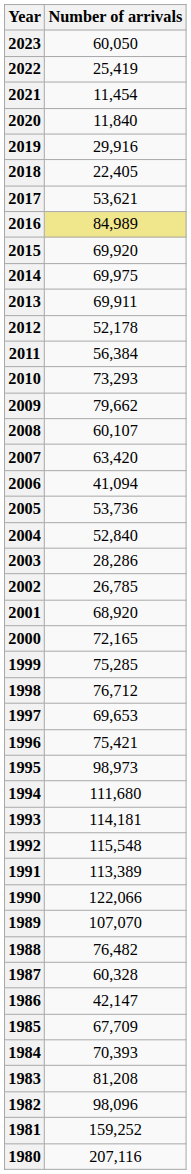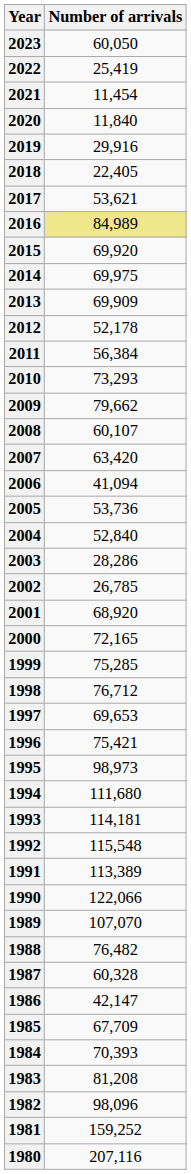(115, 302) 69,911 -> (115, 302) 69,909
